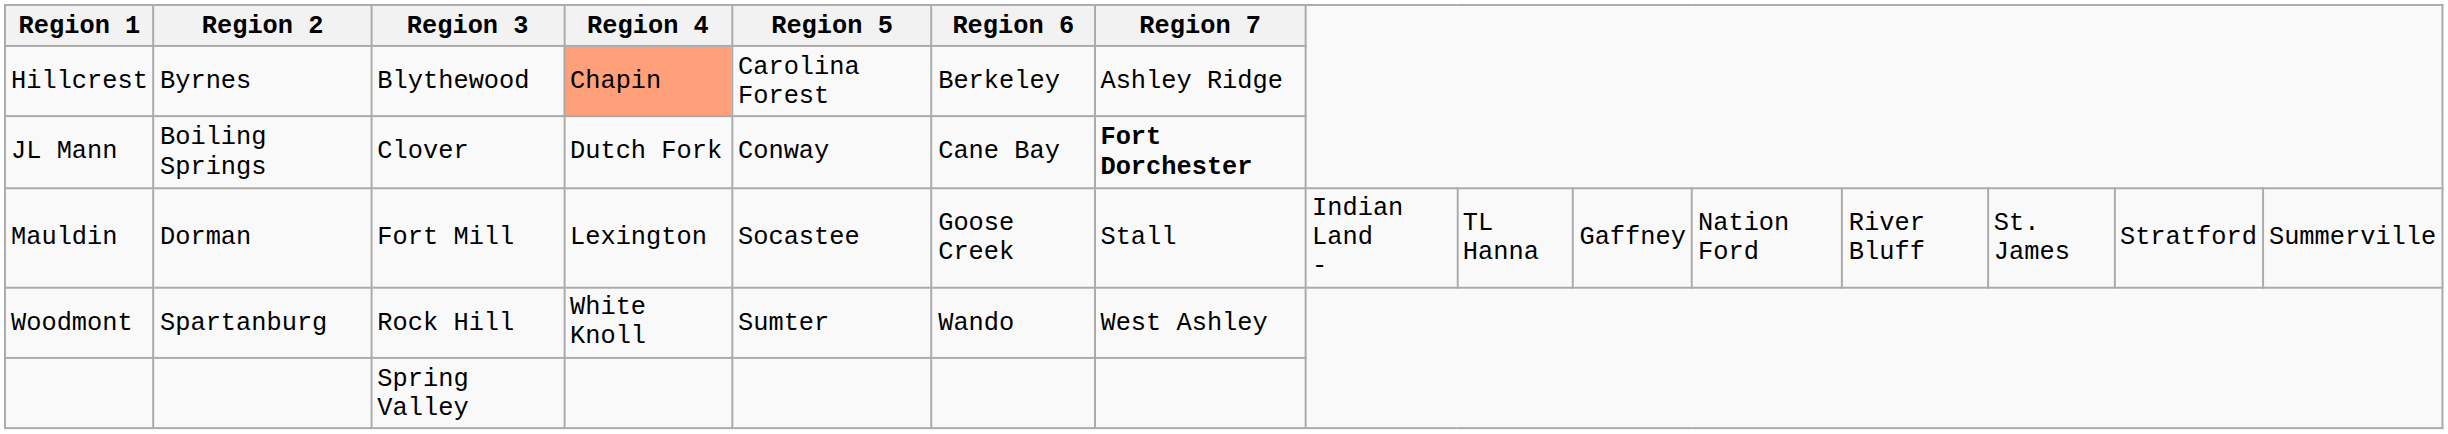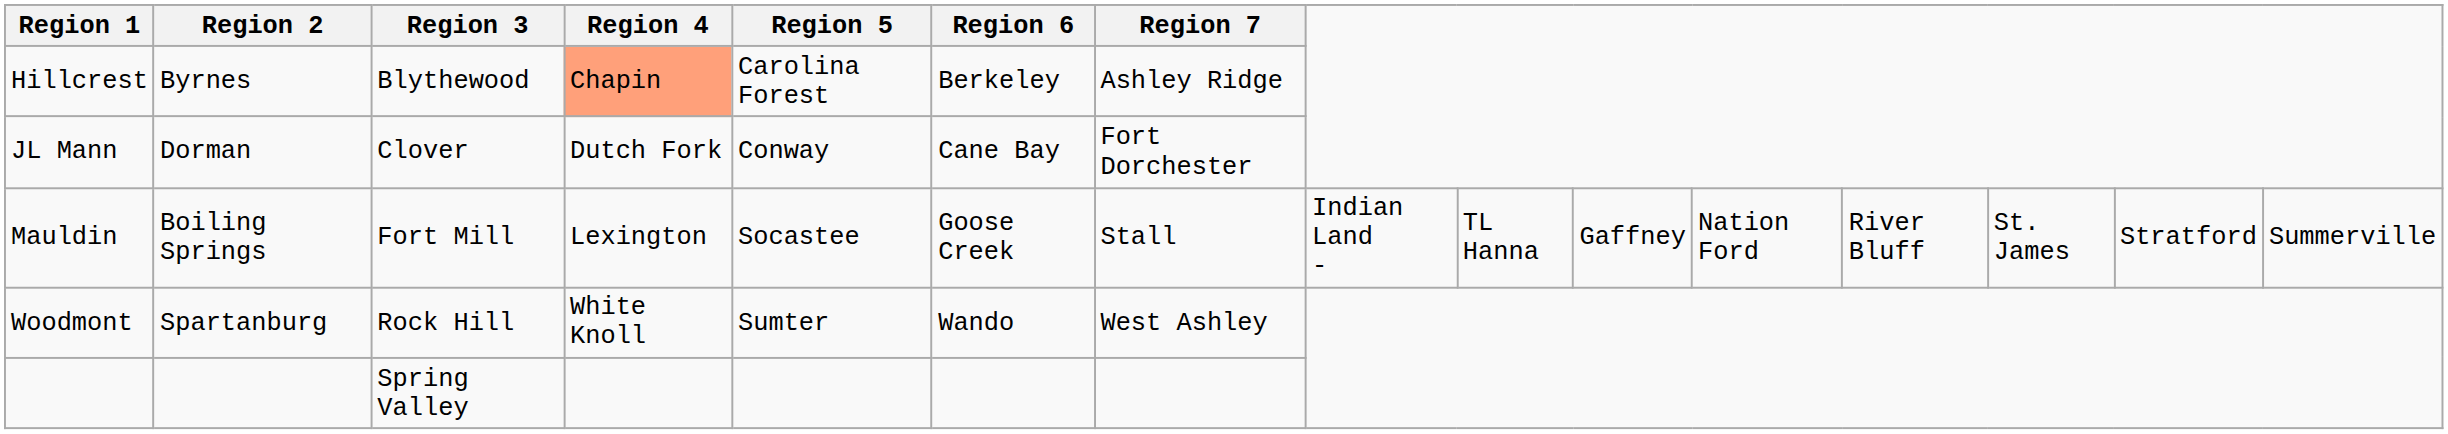(213, 152) Boiling Springs -> (206, 152) Dorman
(1176, 152) bold -> (1176, 152) normal
(206, 237) Dorman -> (213, 237) Boiling Springs
